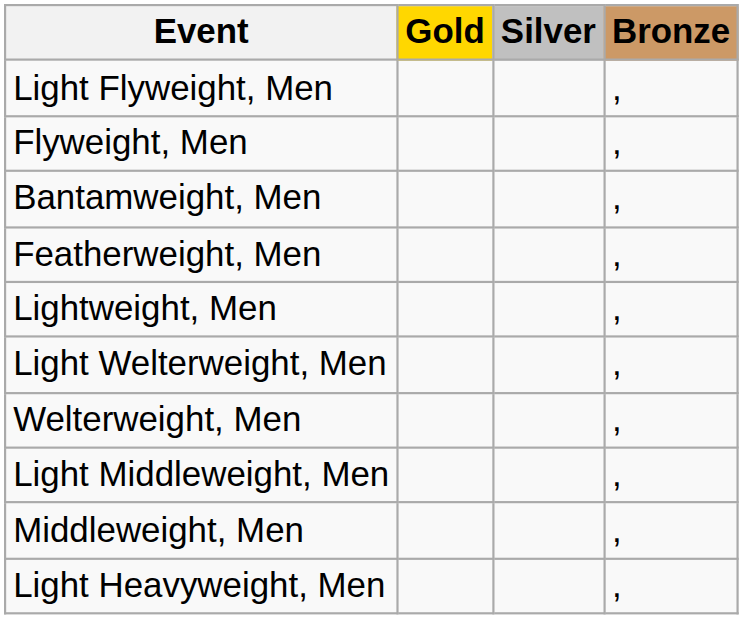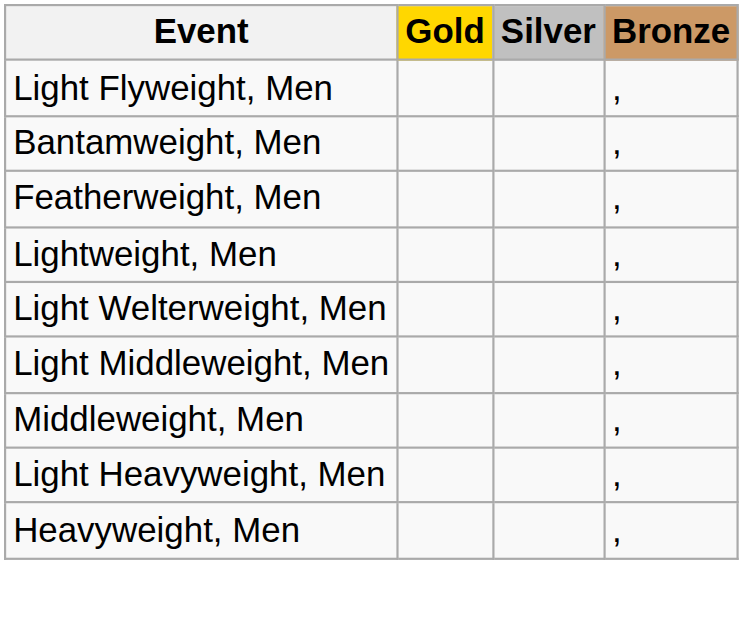- row: (130, 142)
- row: (157, 419)
+ row: (157, 530)
